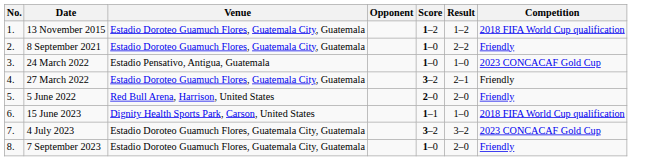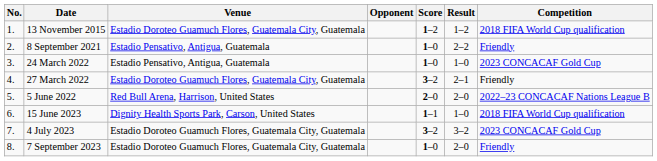(238, 46) Estadio Doroteo Guamuch Flores, Guatemala City, Guatemala -> (190, 46) Estadio Pensativo, Antigua, Guatemala
(497, 96) Friendly -> (565, 96) 2022–23 CONCACAF Nations League B
